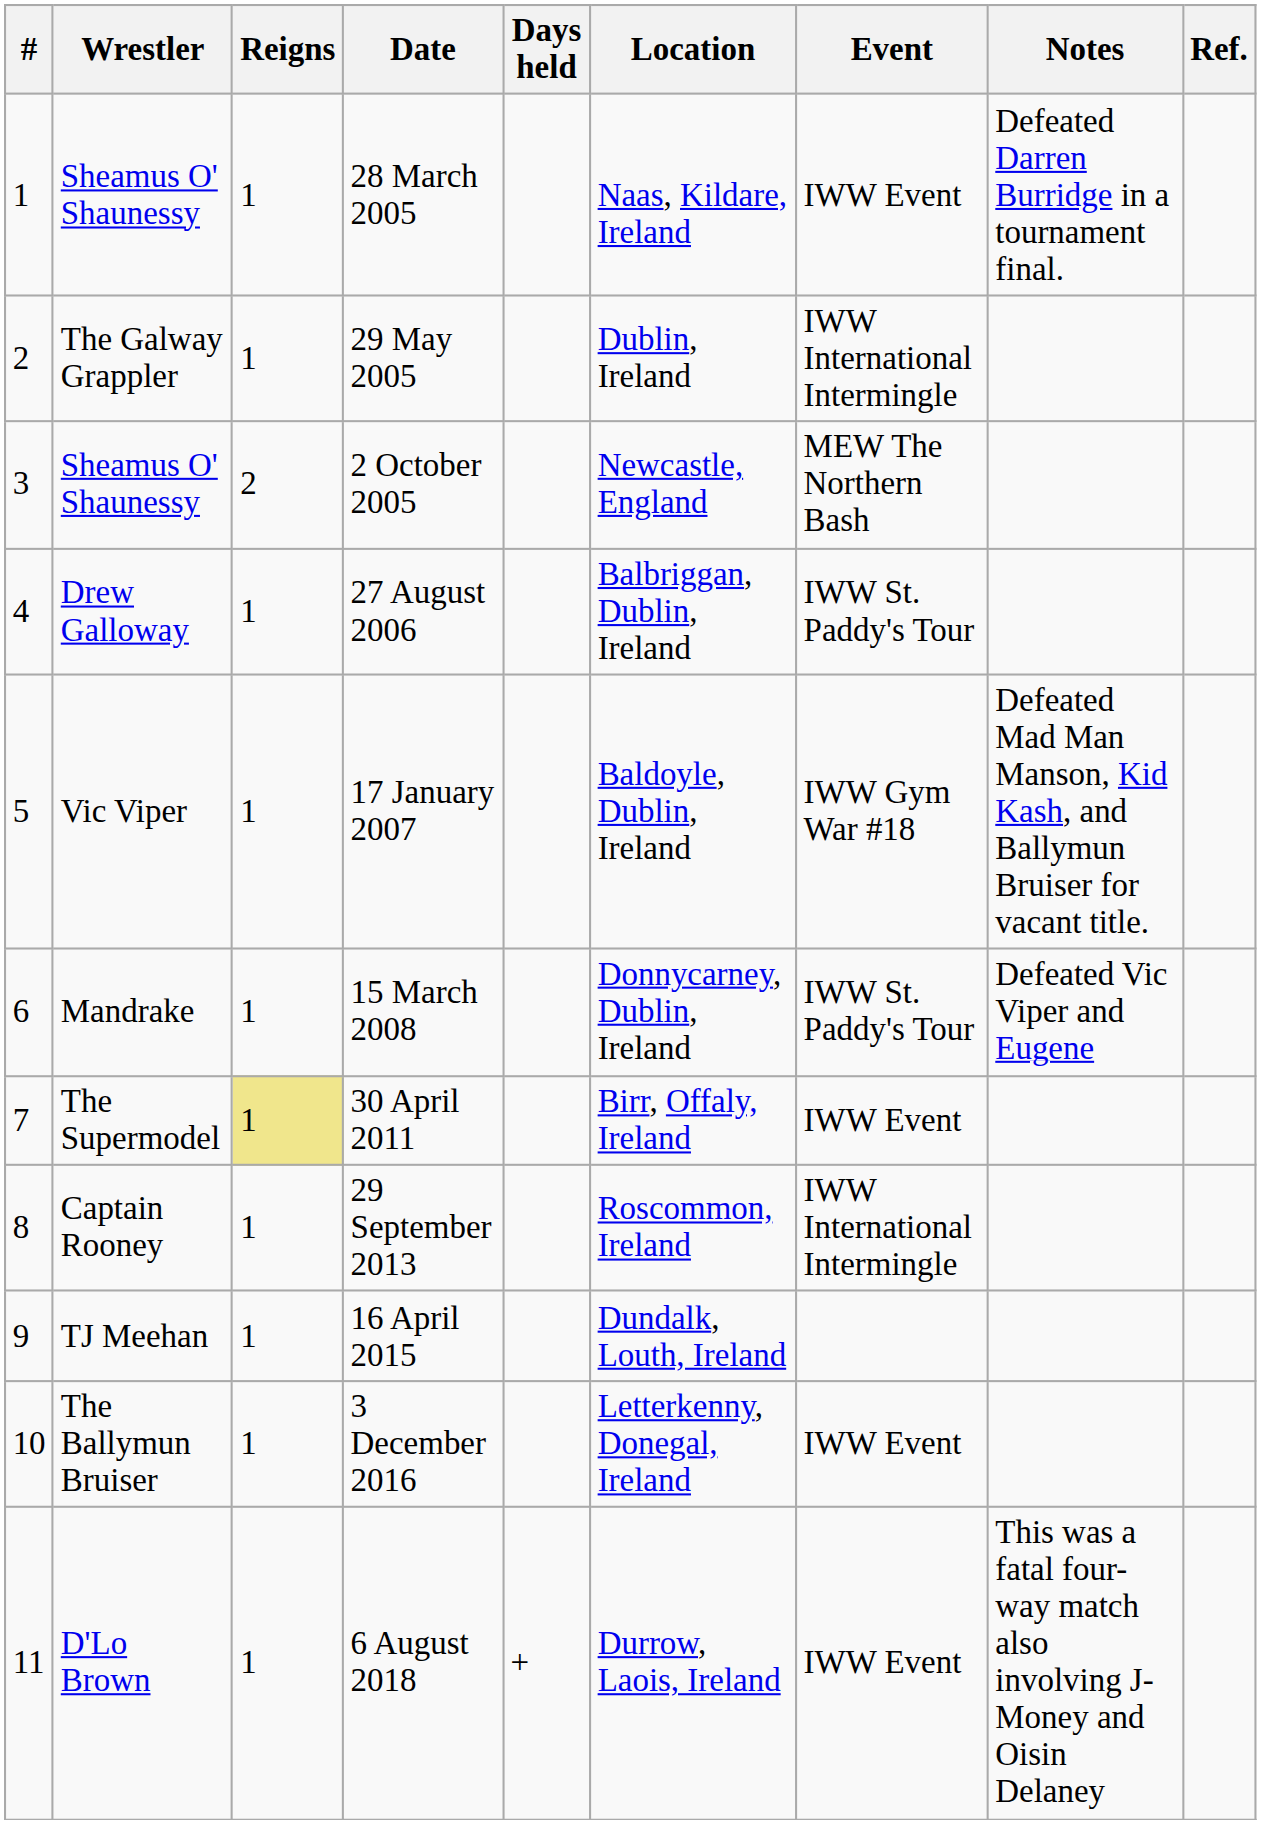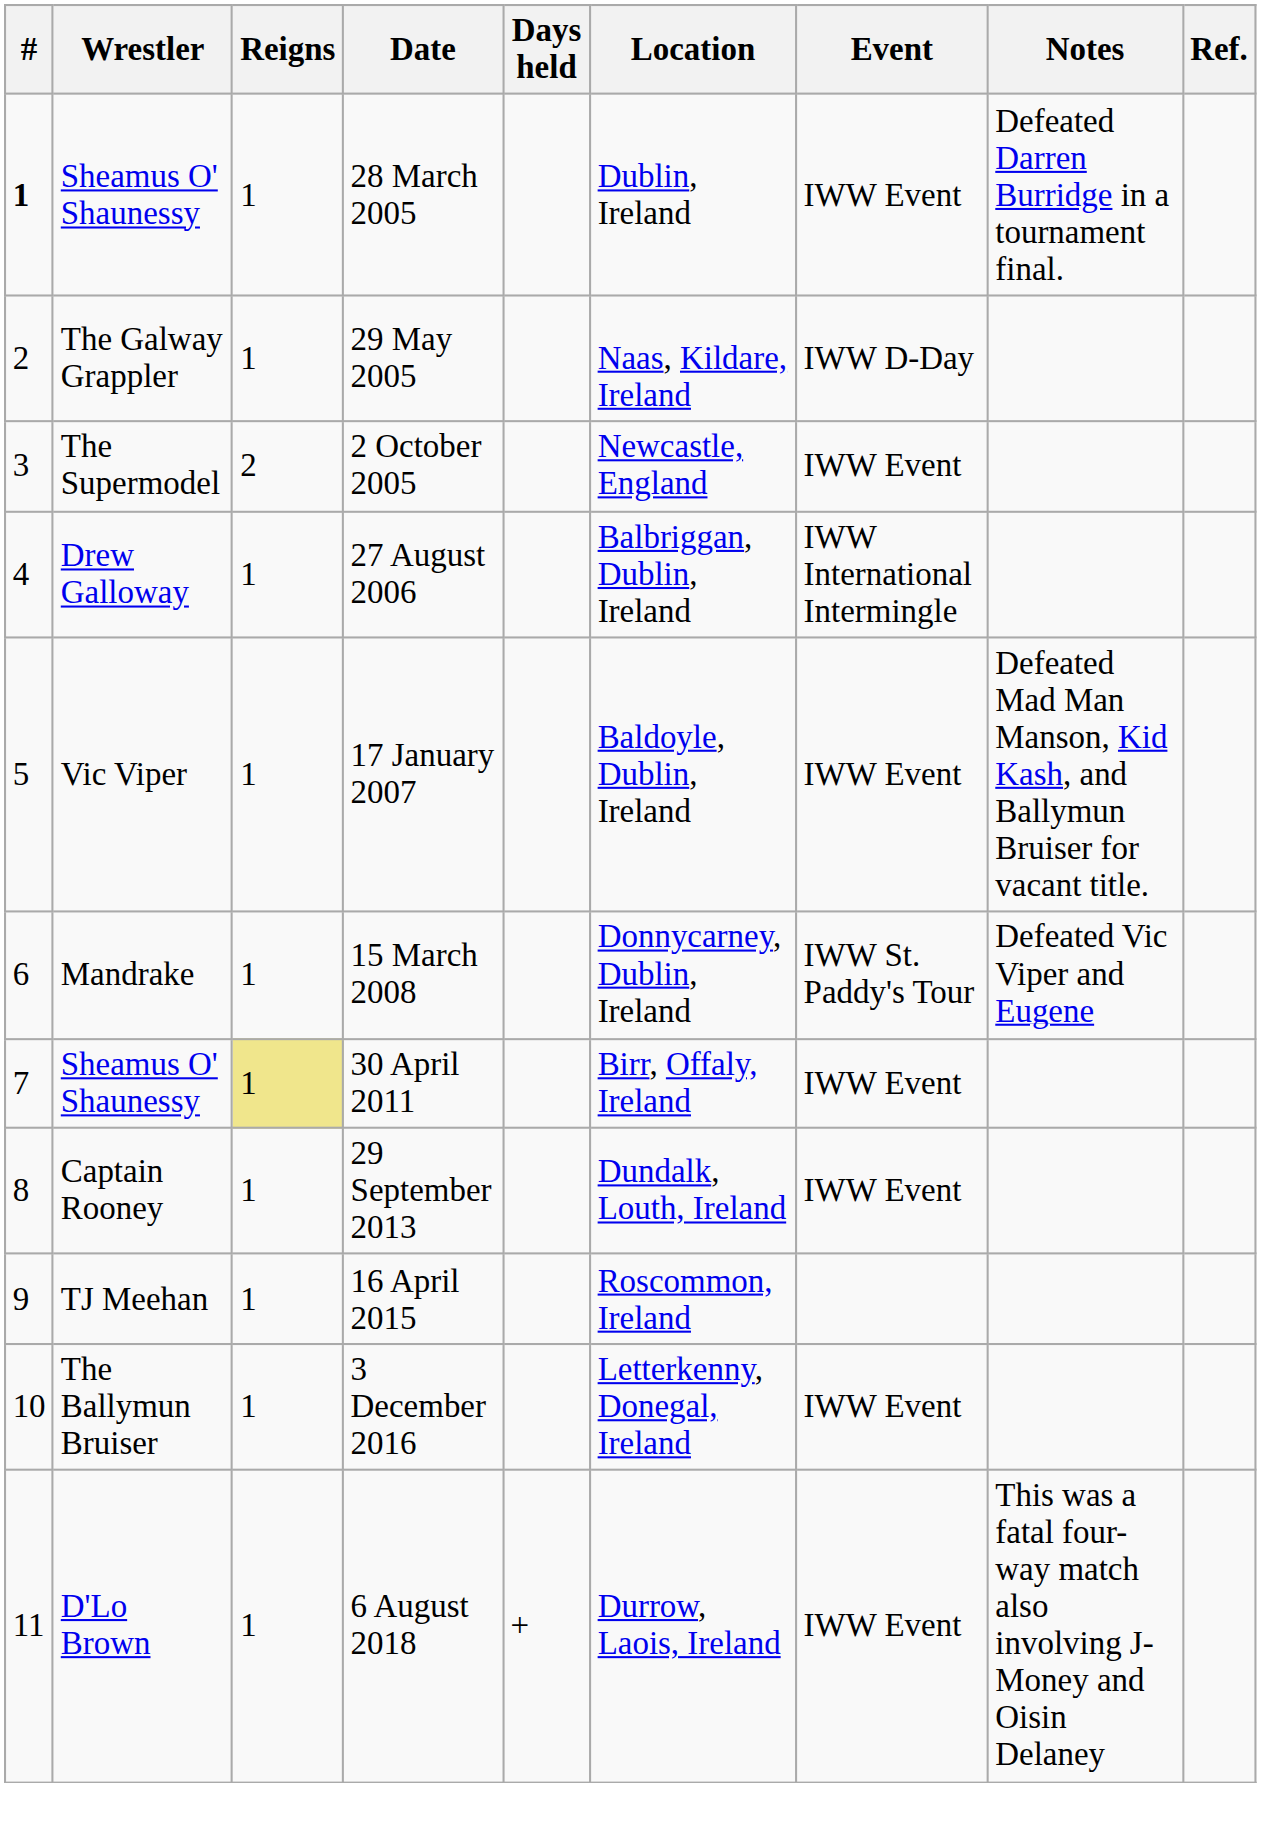(21, 194) normal -> (21, 194) bold
(692, 212) Naas, Kildare, Ireland -> (648, 194) Dublin, Ireland
(648, 357) Dublin, Ireland -> (692, 376) Naas, Kildare, Ireland
(888, 357) IWW International Intermingle -> (889, 357) IWW D-Day
(139, 484) Sheamus O' Shaunessy -> (140, 465) The Supermodel
(873, 484) MEW The Northern Bash -> (882, 465) IWW Event
(889, 610) IWW St. Paddy's Tour -> (888, 573) IWW International Intermingle
(877, 811) IWW Gym War #18 -> (882, 774) IWW Event
(140, 1119) The Supermodel -> (139, 1082) Sheamus O' Shaunessy
(685, 1227) Roscommon, Ireland -> (692, 1190) Dundalk, Louth, Ireland
(888, 1227) IWW International Intermingle -> (882, 1190) IWW Event
(692, 1335) Dundalk, Louth, Ireland -> (685, 1298) Roscommon, Ireland
